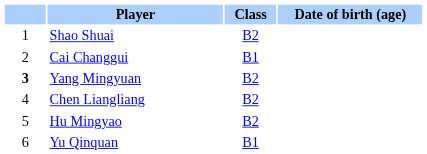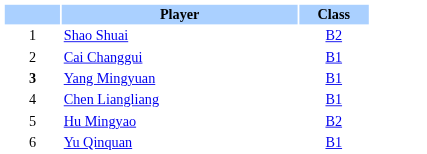- column: (350, 14)
(251, 78) B2 -> (334, 78) B1
(251, 100) B2 -> (334, 100) B1
